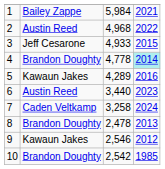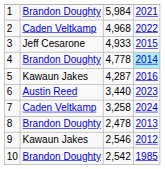(52, 12) Bailey Zappe -> (62, 12) Brandon Doughty
(50, 28) Austin Reed -> (59, 28) Caden Veltkamp
(118, 76) 4,289 -> (118, 76) 4,287
